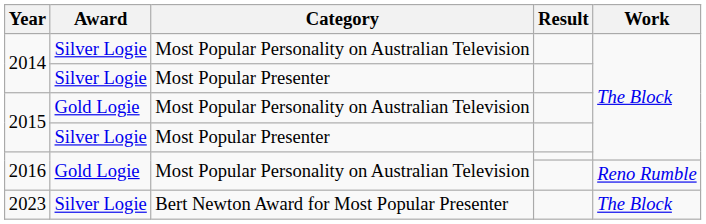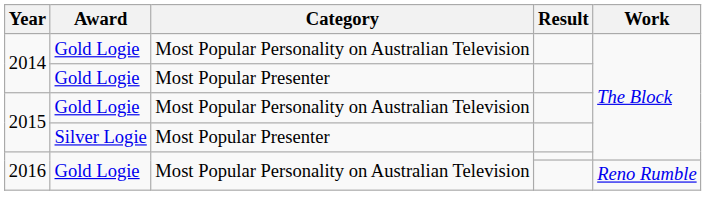(101, 48) Silver Logie -> (97, 48) Gold Logie
(101, 78) Silver Logie -> (97, 78) Gold Logie
- row: (27, 204)
